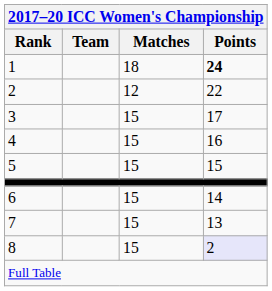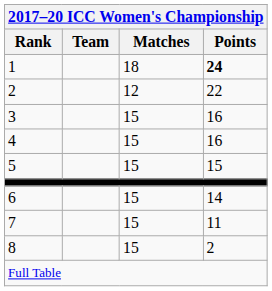(214, 116) 17 -> (214, 116) 16
(214, 223) 13 -> (214, 223) 11
(211, 247) lavender background -> (211, 247) no background
